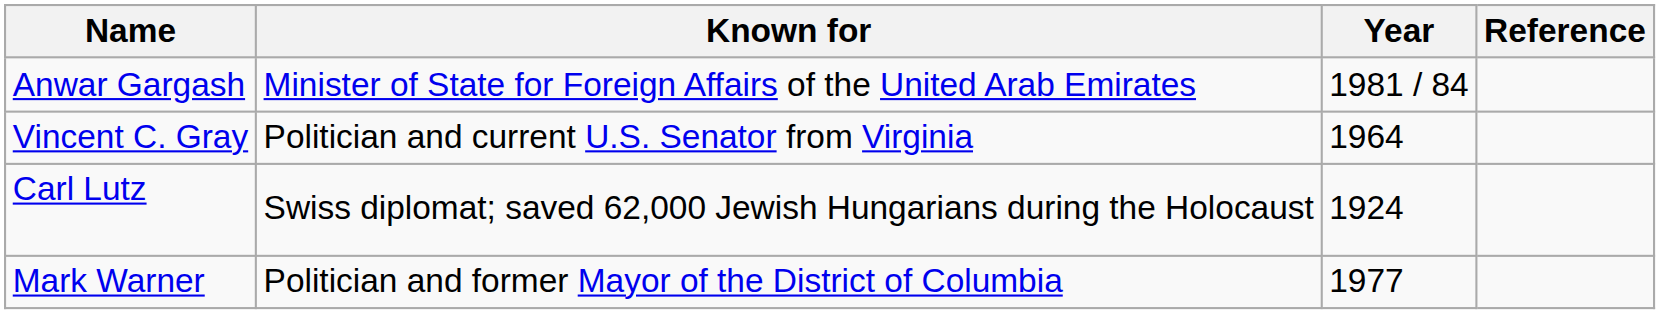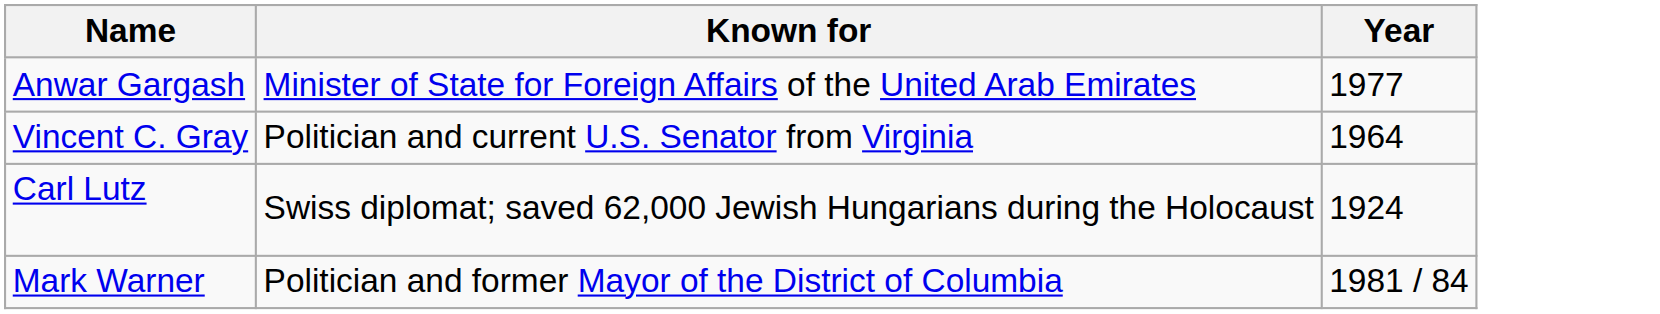- column: (1565, 31)
(1399, 84) 1981 / 84 -> (1366, 84) 1977
(1366, 280) 1977 -> (1399, 280) 1981 / 84
